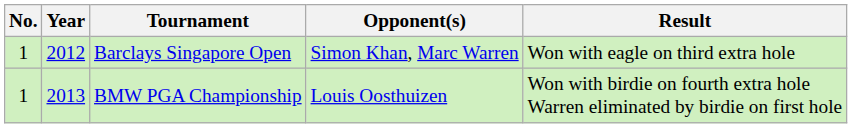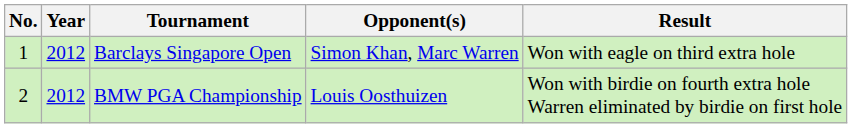(23, 95) 1 -> (23, 95) 2
(66, 95) 2013 -> (66, 95) 2012
